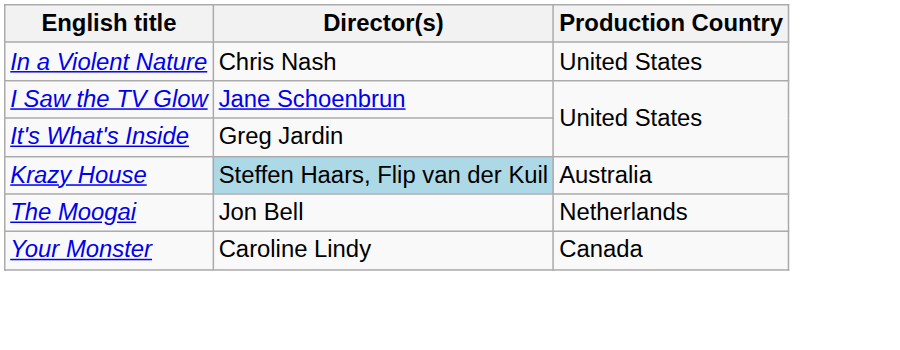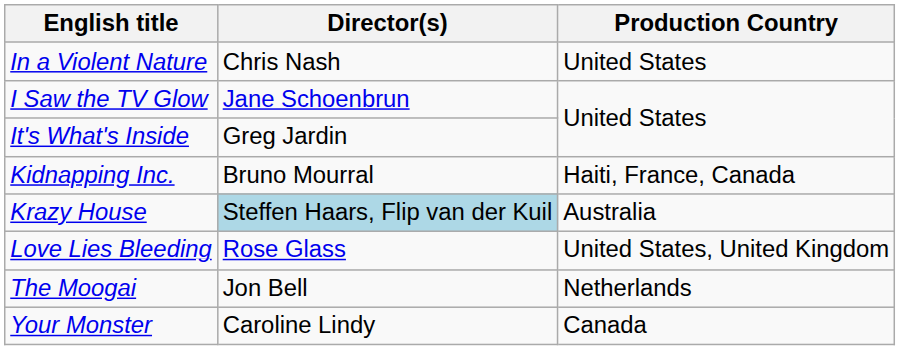+ row: (92, 174)
+ row: (111, 250)
